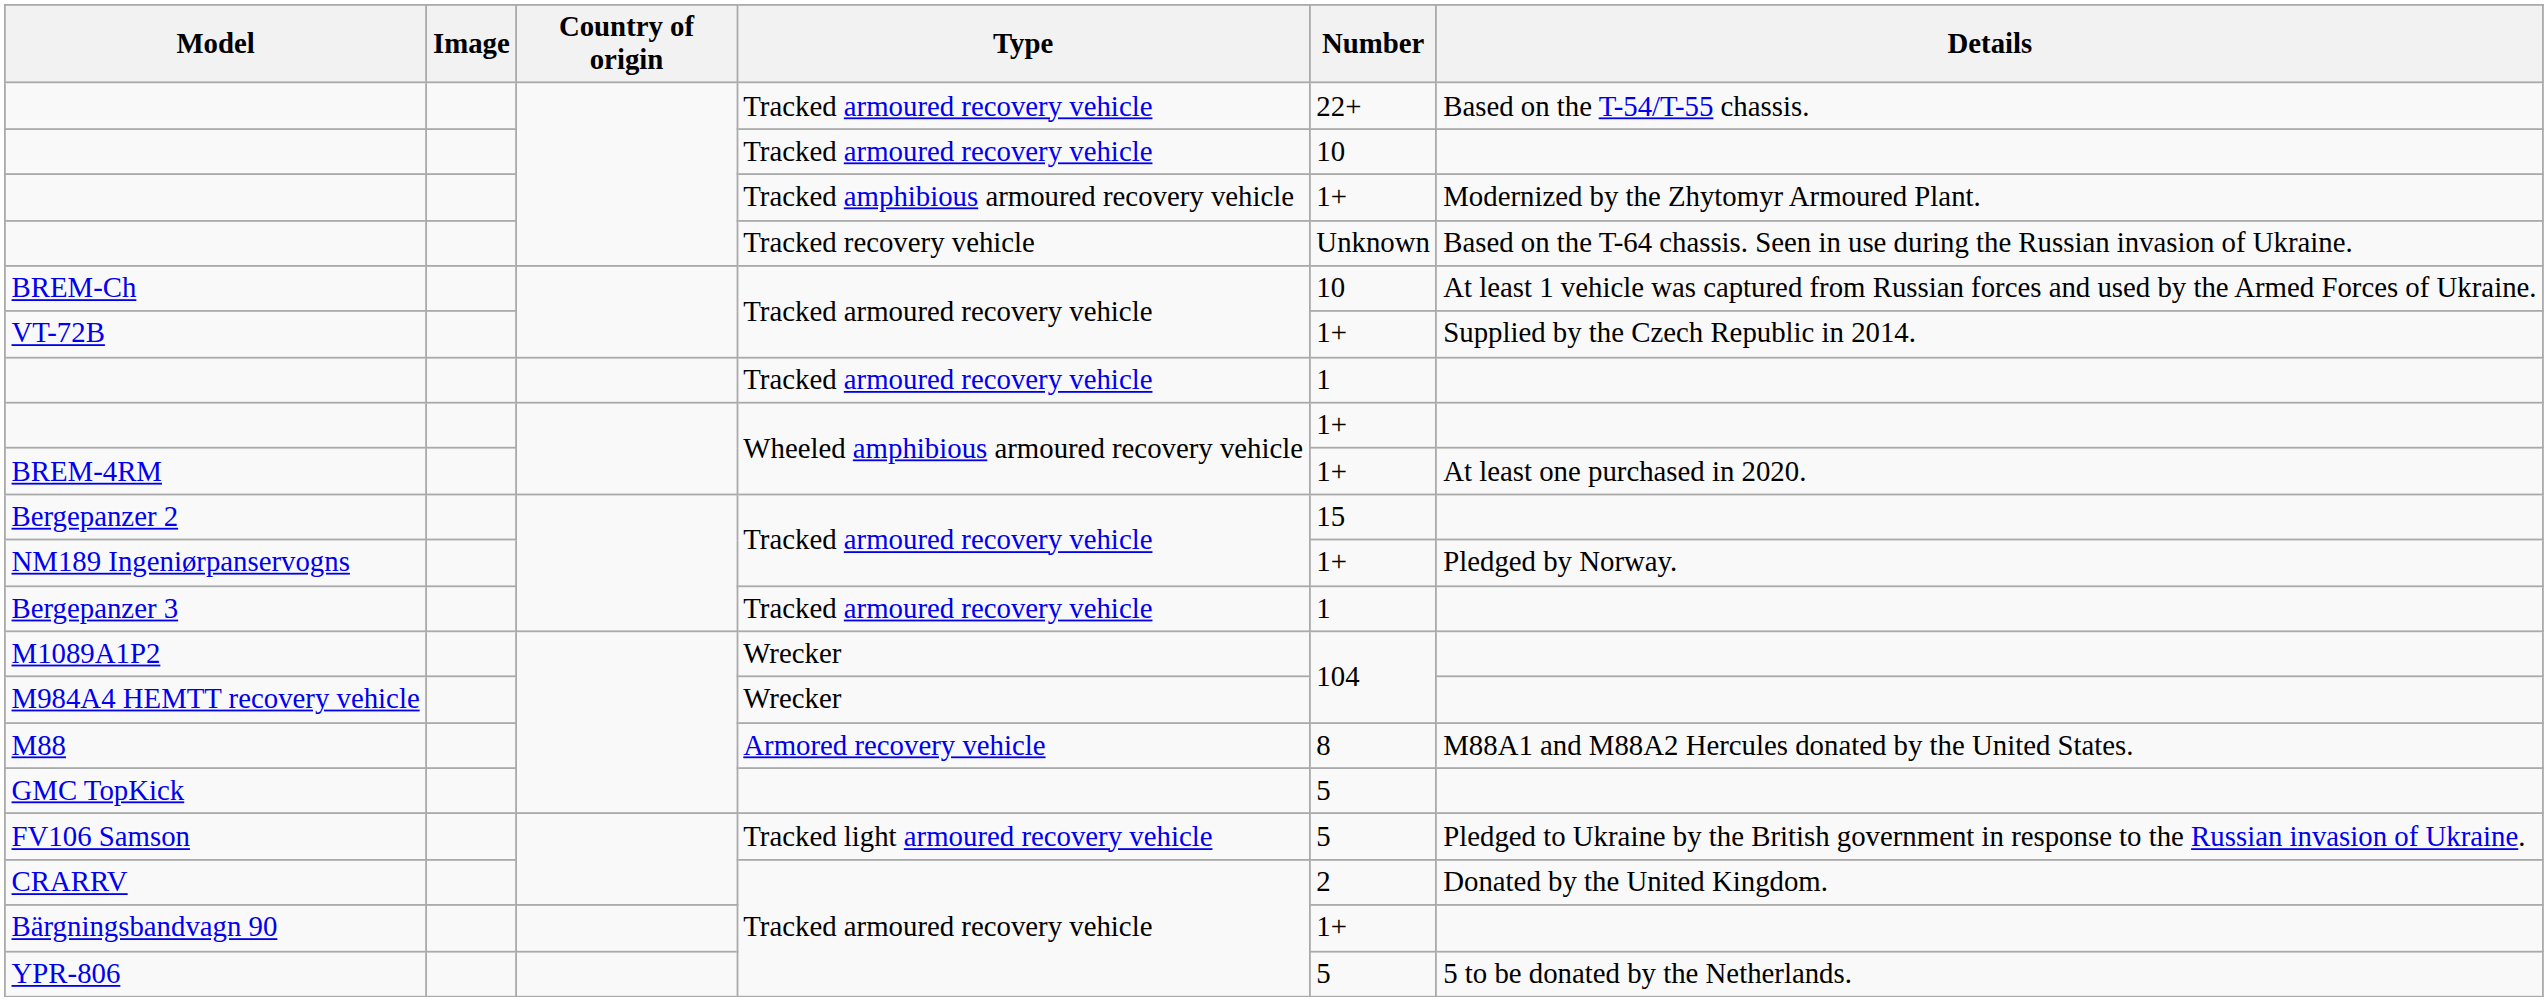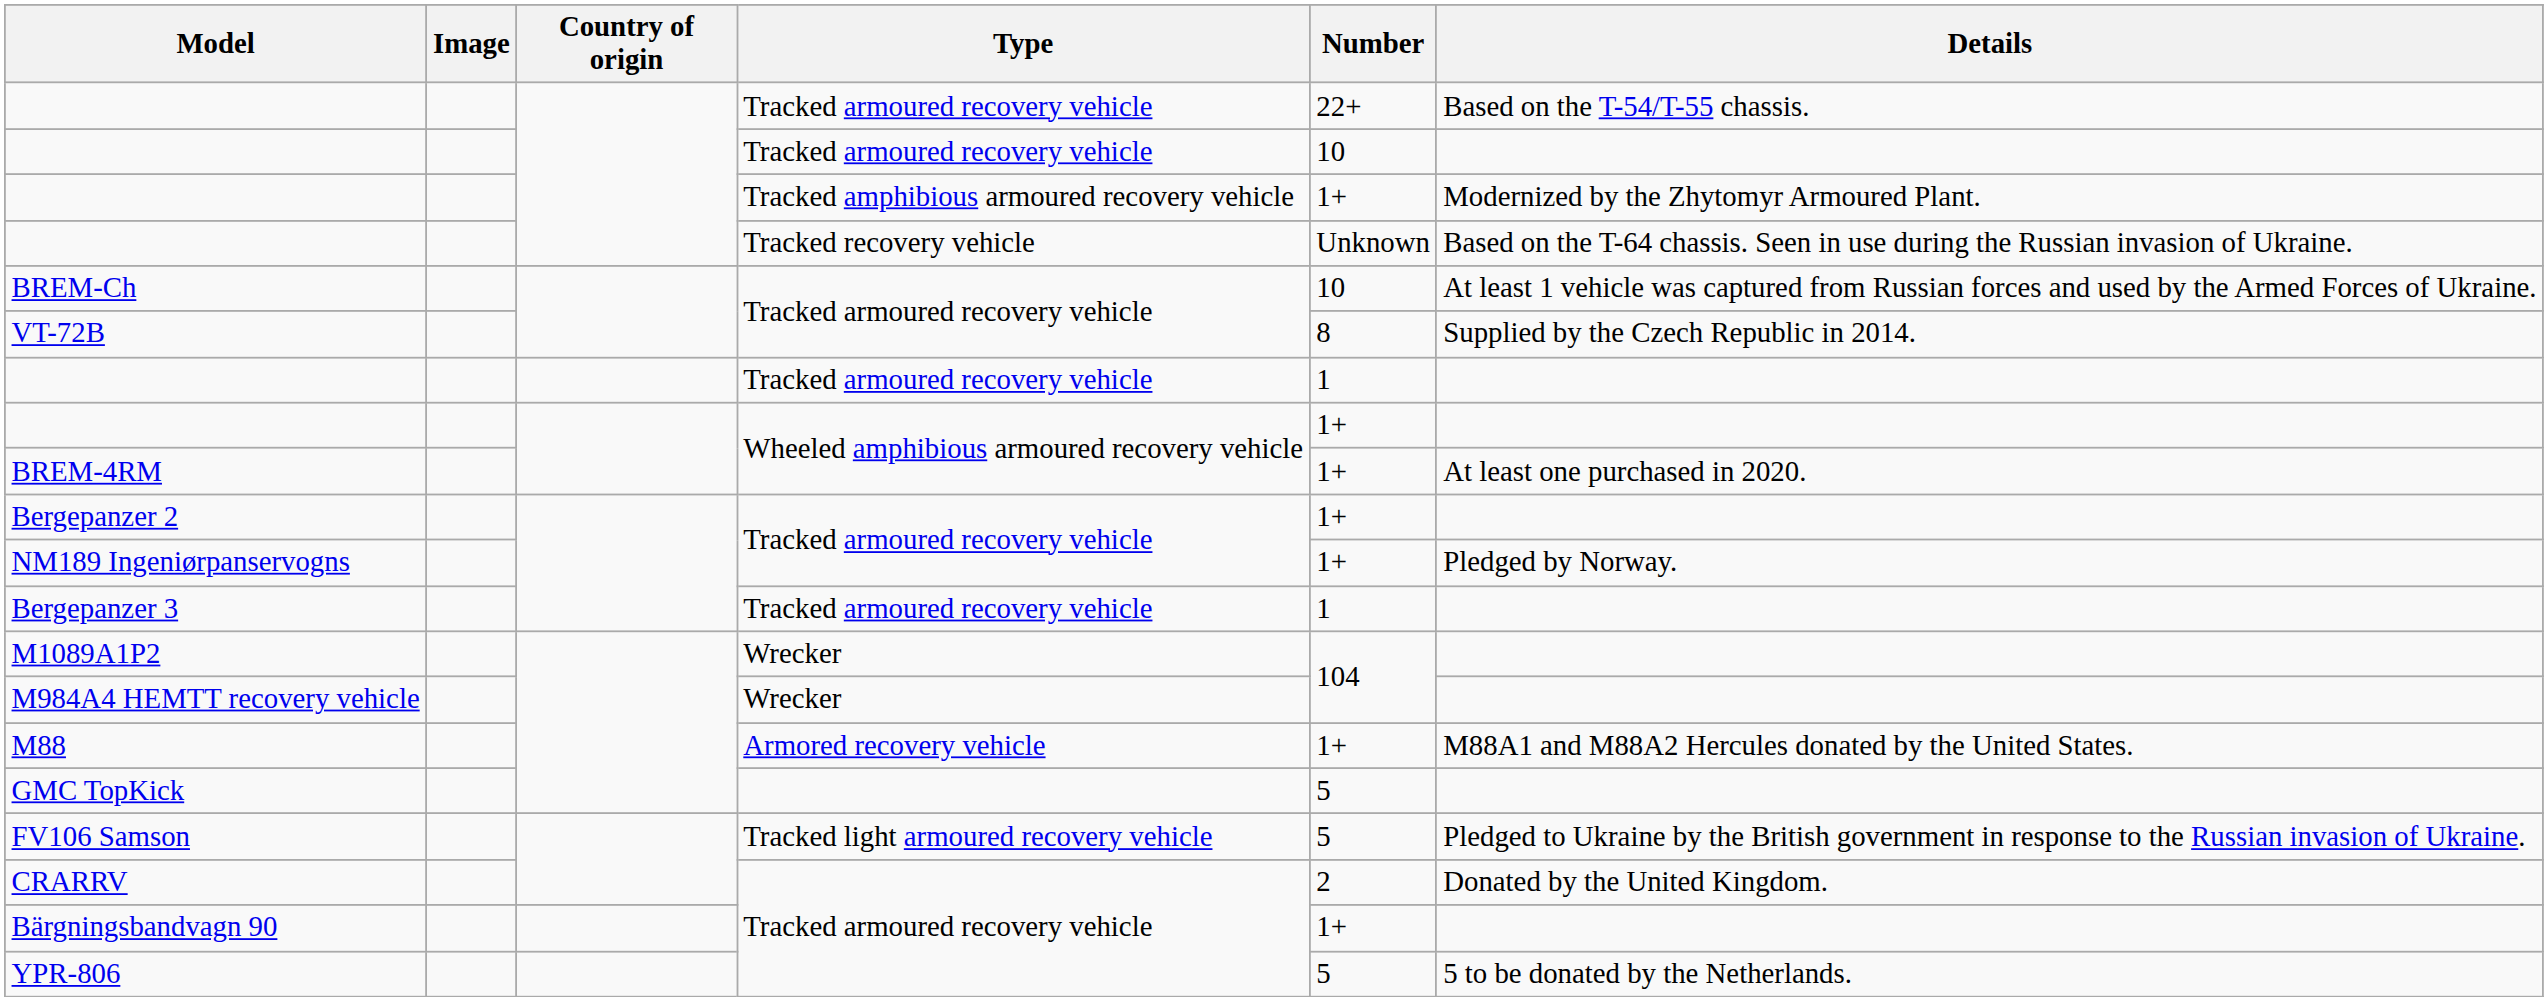(1332, 333) 1+ -> (1324, 333) 8
(1331, 516) 15 -> (1332, 516) 1+
(1324, 744) 8 -> (1332, 744) 1+
